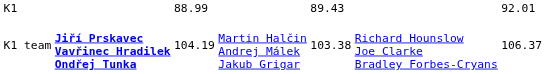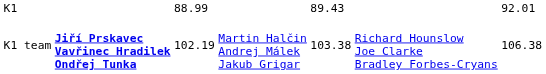(194, 44) 104.19 -> (194, 44) 102.19
(522, 44) 106.37 -> (522, 44) 106.38
